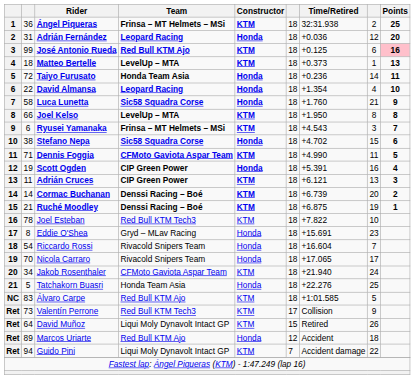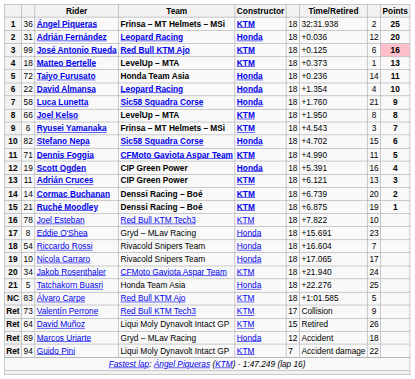(28, 141) 38 -> (28, 141) 82
(28, 259) 70 -> (28, 259) 10
(153, 337) Red Bull KTM Ajo -> (158, 337) Gryd – MLav Racing
